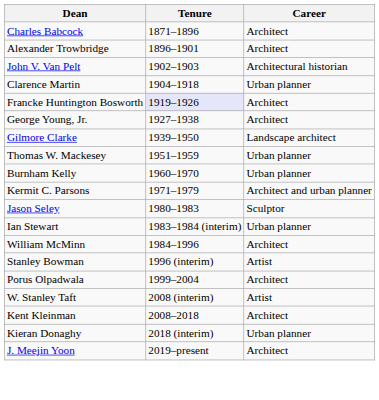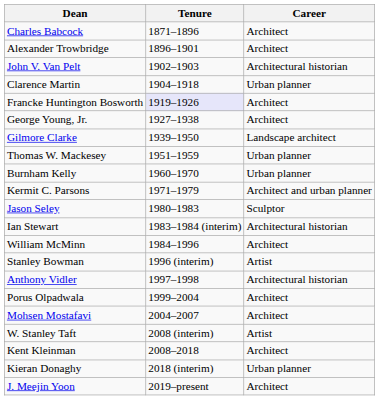(279, 226) Urban planner -> (297, 226) Architectural historian
+ row: (42, 279)
+ row: (49, 315)
